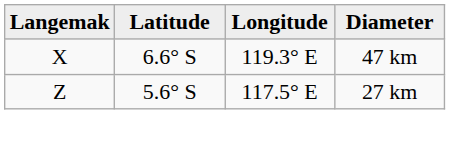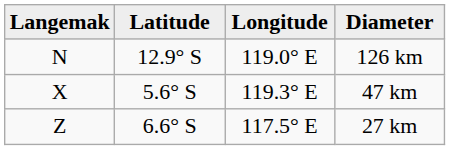+ row: (390, 56)
(170, 56) 6.6° S -> (170, 91) 5.6° S
(170, 91) 5.6° S -> (170, 126) 6.6° S
